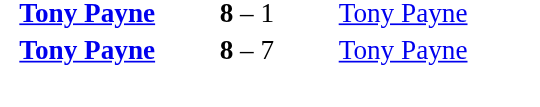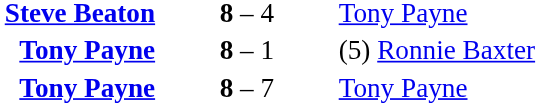+ row: (247, 12)
(403, 12) Tony Payne -> (437, 50) (5) Ronnie Baxter
